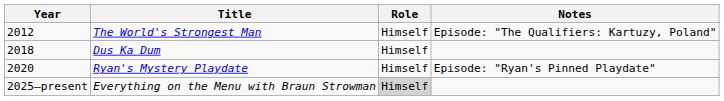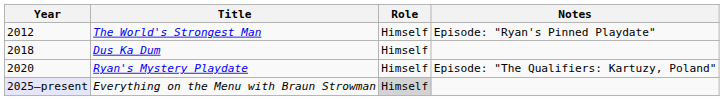(575, 32) Episode: "The Qualifiers: Kartuzy, Poland" -> (545, 32) Episode: "Ryan's Pinned Playdate"
(545, 68) Episode: "Ryan's Pinned Playdate" -> (575, 68) Episode: "The Qualifiers: Kartuzy, Poland"
(47, 86) no background -> (47, 86) lavender background
